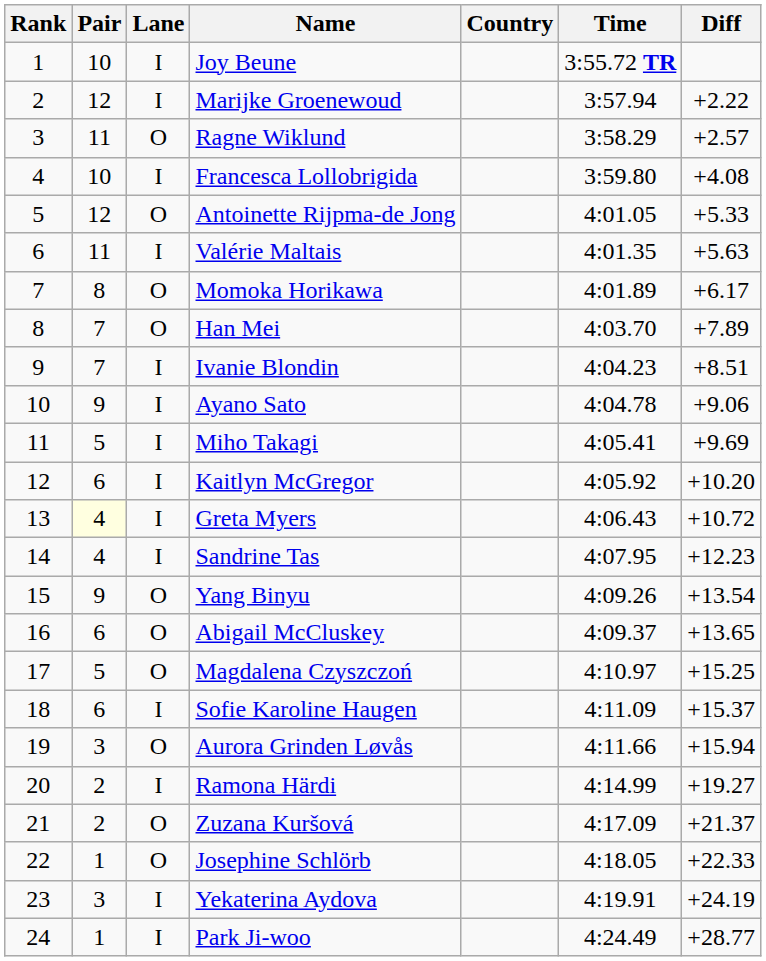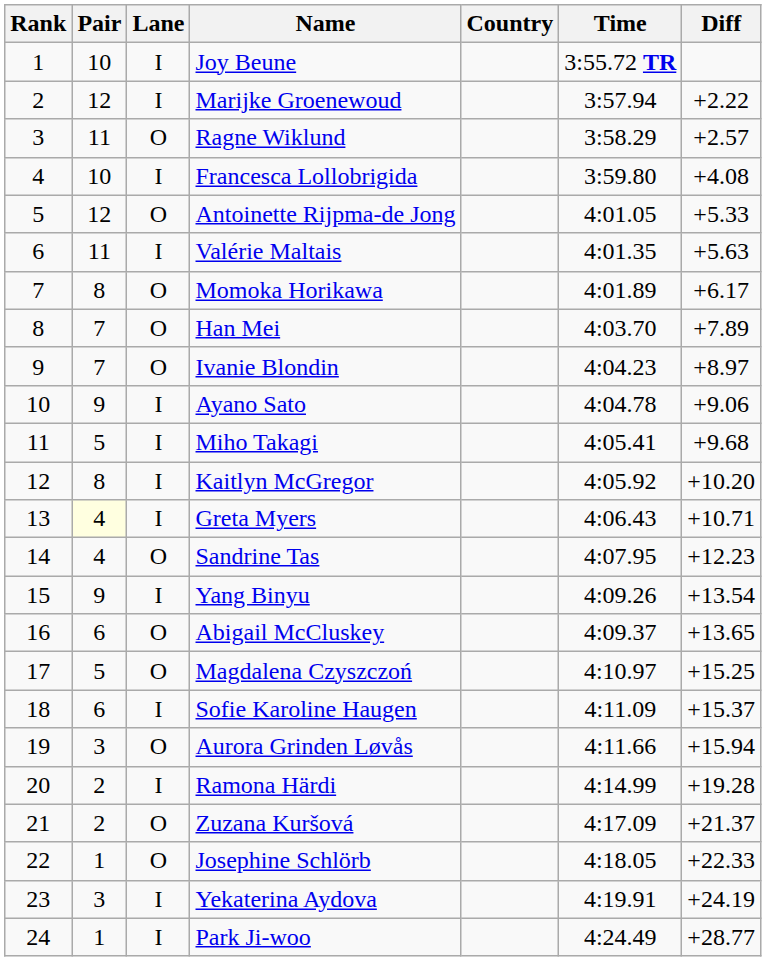(158, 366) I -> (158, 366) O
(721, 366) +8.51 -> (721, 366) +8.97
(721, 442) +9.69 -> (721, 442) +9.68
(99, 480) 6 -> (99, 480) 8
(721, 518) +10.72 -> (721, 518) +10.71
(158, 556) I -> (158, 556) O
(158, 594) O -> (158, 594) I
(721, 784) +19.27 -> (721, 784) +19.28
